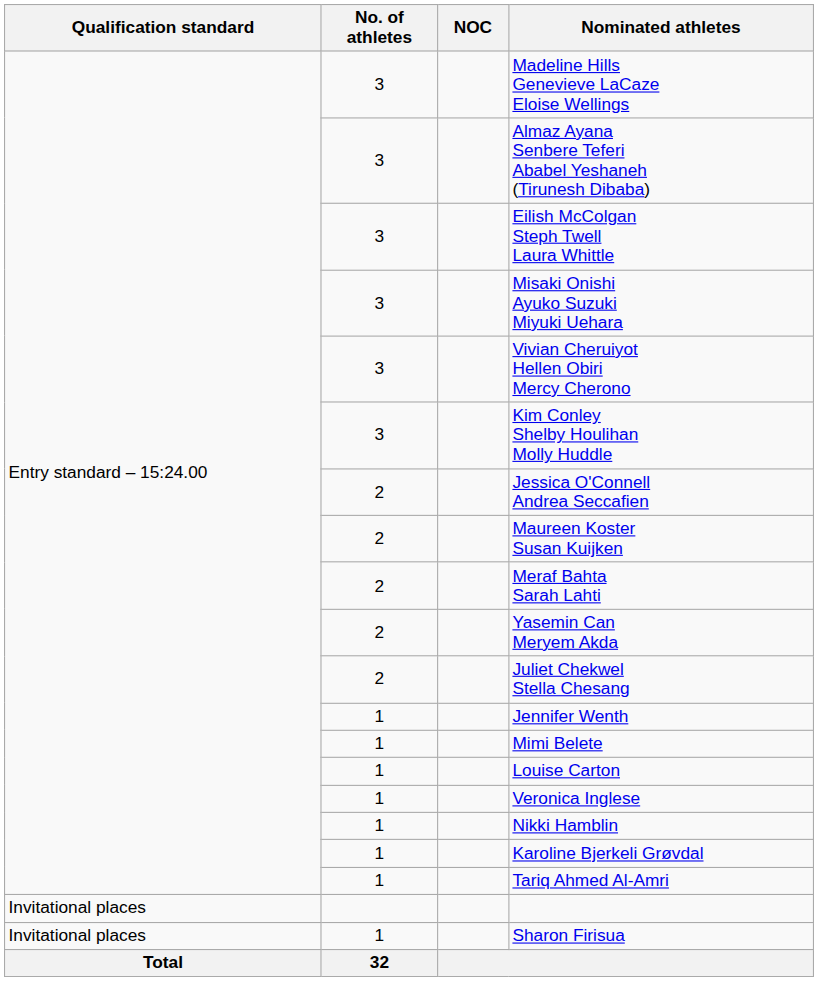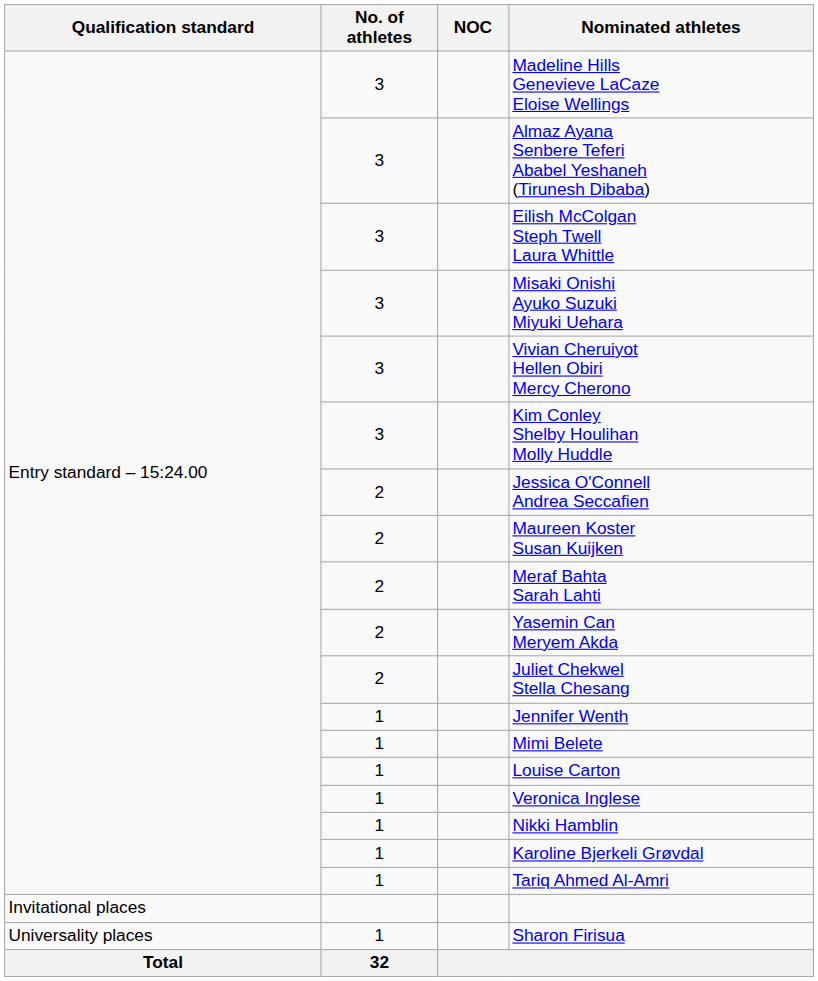(77, 935) Invitational places -> (81, 935) Universality places
